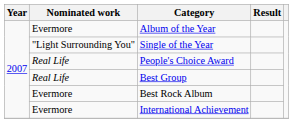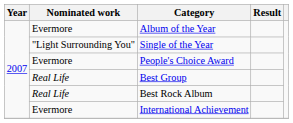(51, 61) Real Life -> (52, 61) Evermore
(52, 93) Evermore -> (51, 93) Real Life
